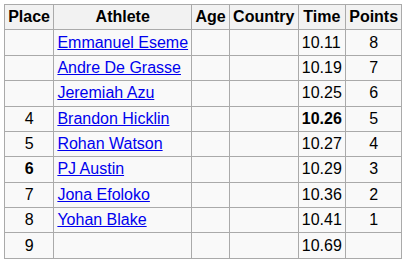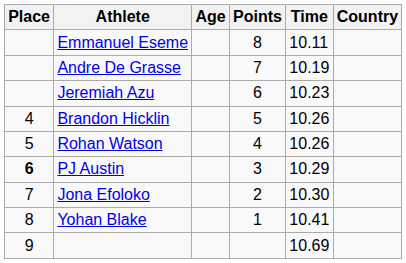columns swapped: (264, 17) <-> (374, 17)
(322, 93) 10.25 -> (309, 93) 10.23
(322, 118) bold -> (309, 118) normal
(322, 144) 10.27 -> (309, 144) 10.26
(322, 194) 10.36 -> (309, 194) 10.30
